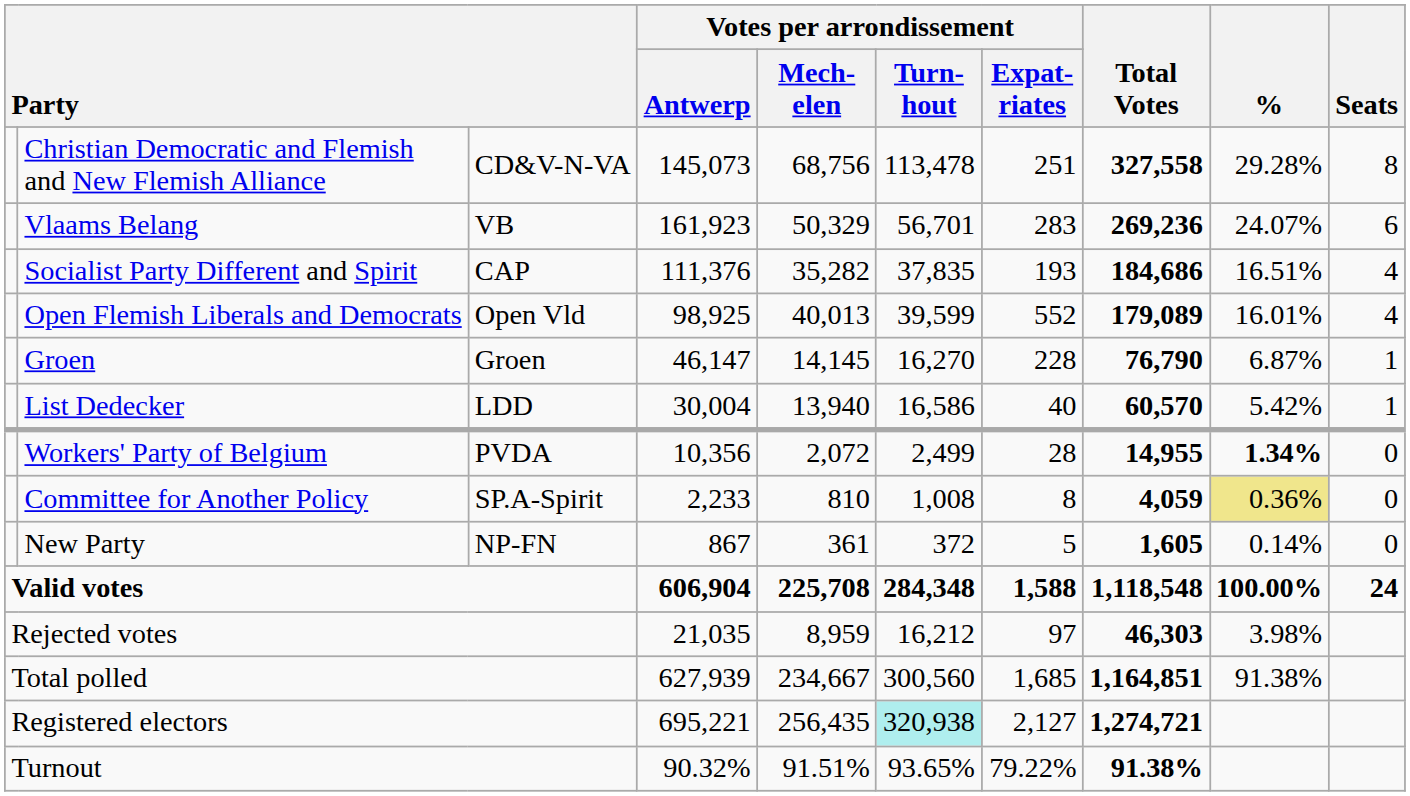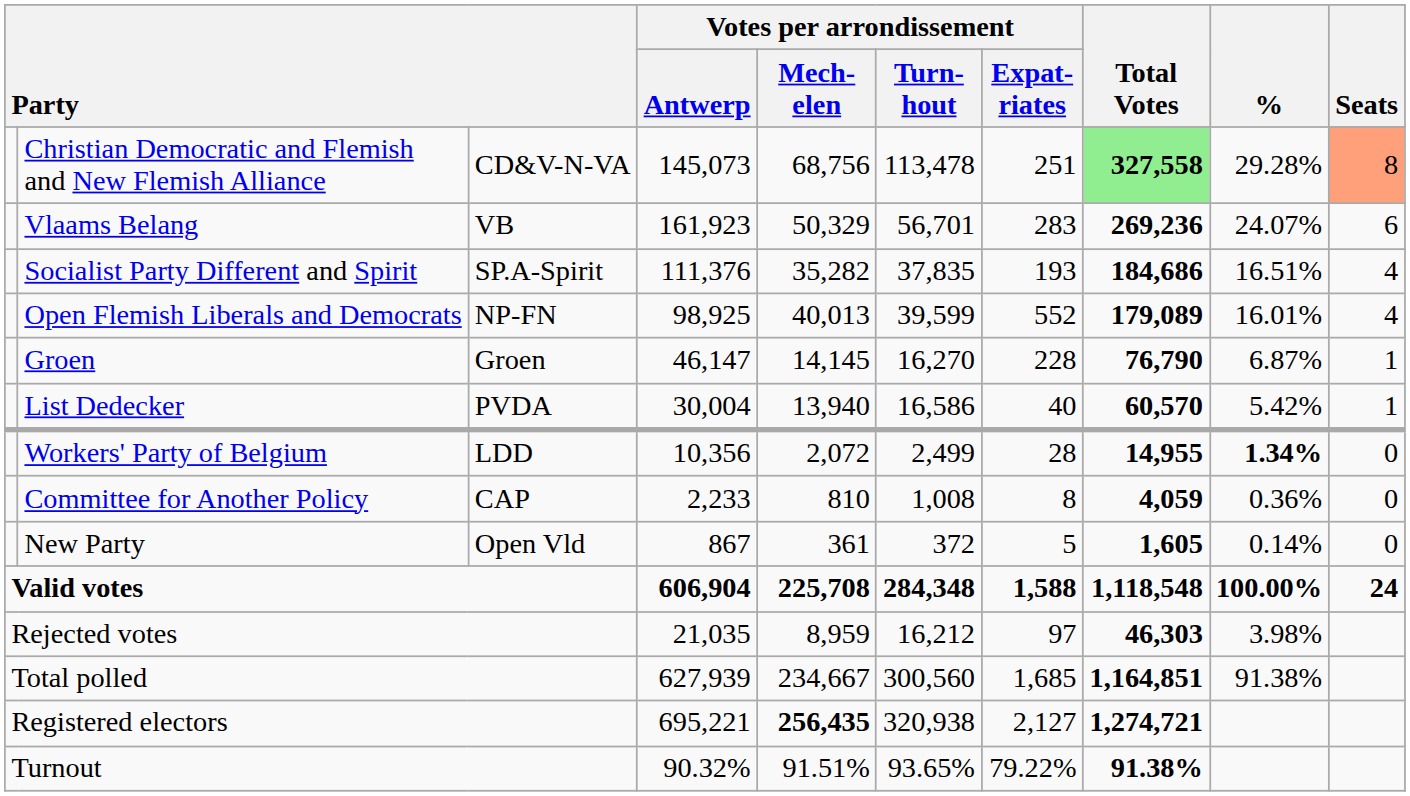(1157, 164) no background -> (1157, 164) lightgreen background
(1391, 164) no background -> (1391, 164) lightsalmon background
(502, 270) CAP -> (539, 270) SP.A-Spirit
(530, 315) Open Vld -> (516, 315) NP-FN
(504, 405) LDD -> (513, 405) PVDA
(513, 453) PVDA -> (504, 453) LDD
(539, 498) SP.A-Spirit -> (502, 498) CAP
(1286, 498) khaki background -> (1286, 498) no background
(516, 543) NP-FN -> (530, 543) Open Vld
(824, 723) normal -> (824, 723) bold
(929, 723) paleturquoise background -> (929, 723) no background
